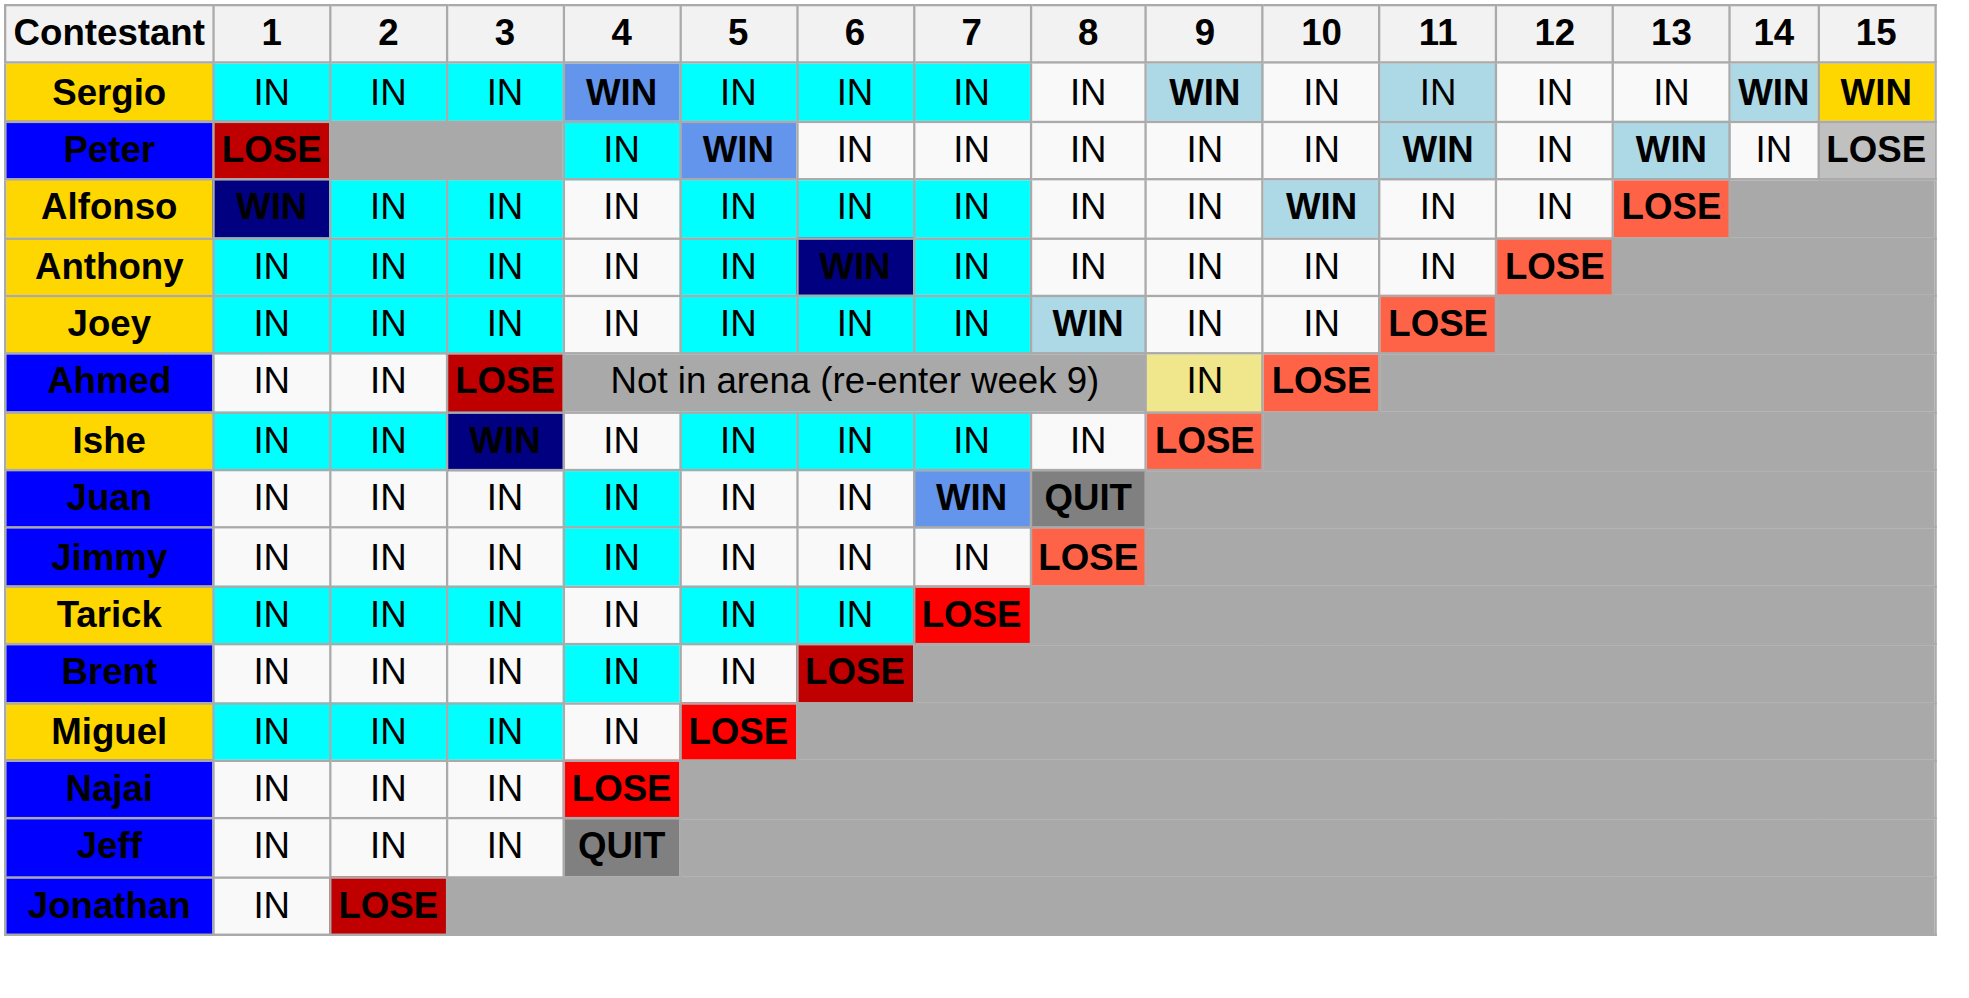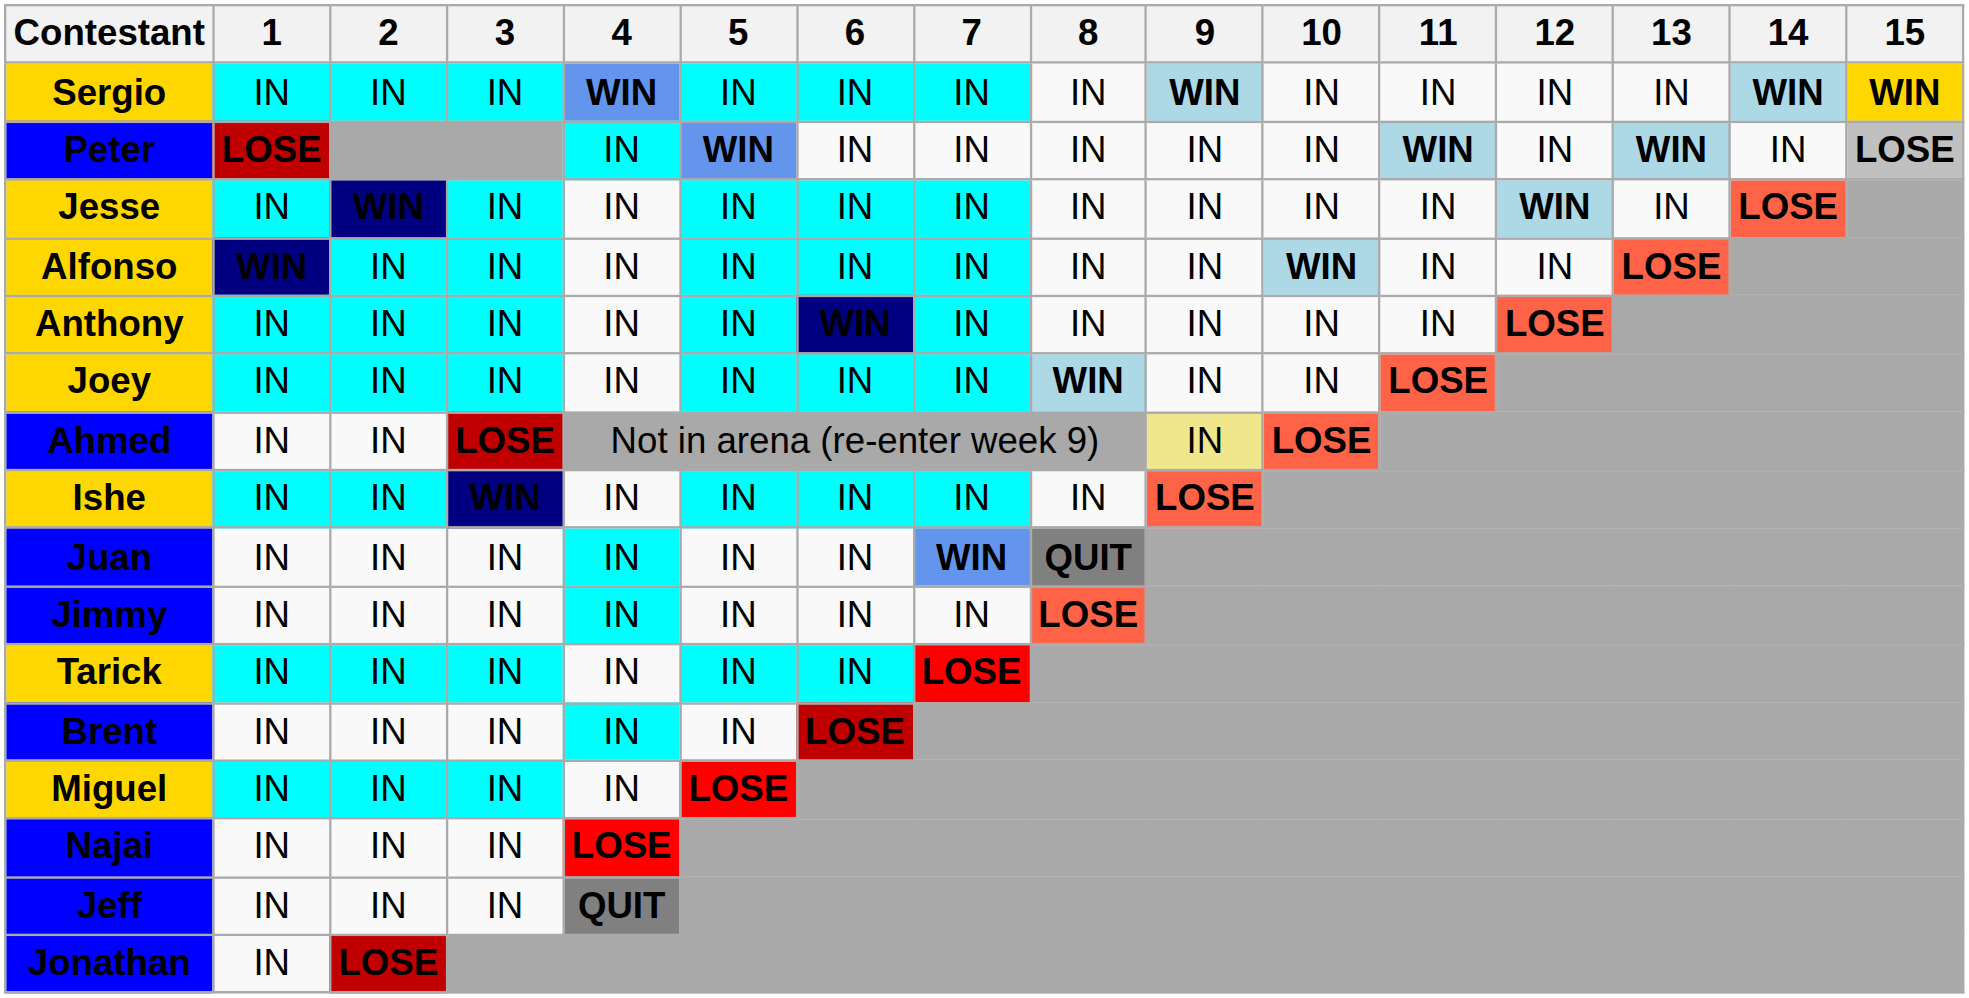(1438, 91) lightblue background -> (1438, 91) no background
+ row: (109, 207)
